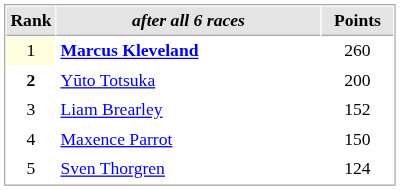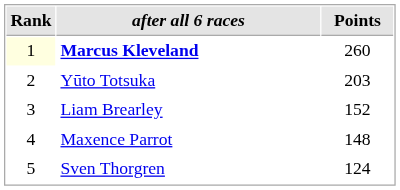(31, 80) bold -> (31, 80) normal
(357, 80) 200 -> (357, 80) 203
(357, 139) 150 -> (357, 139) 148
